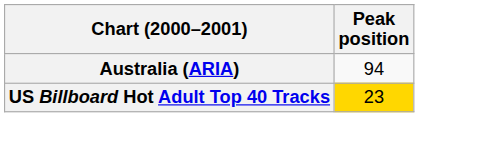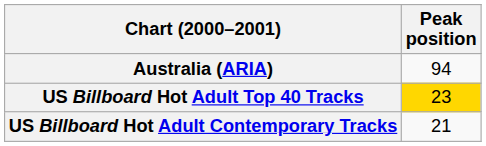+ row: (203, 126)
